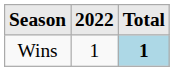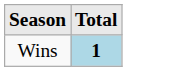- column: (94, 19)
